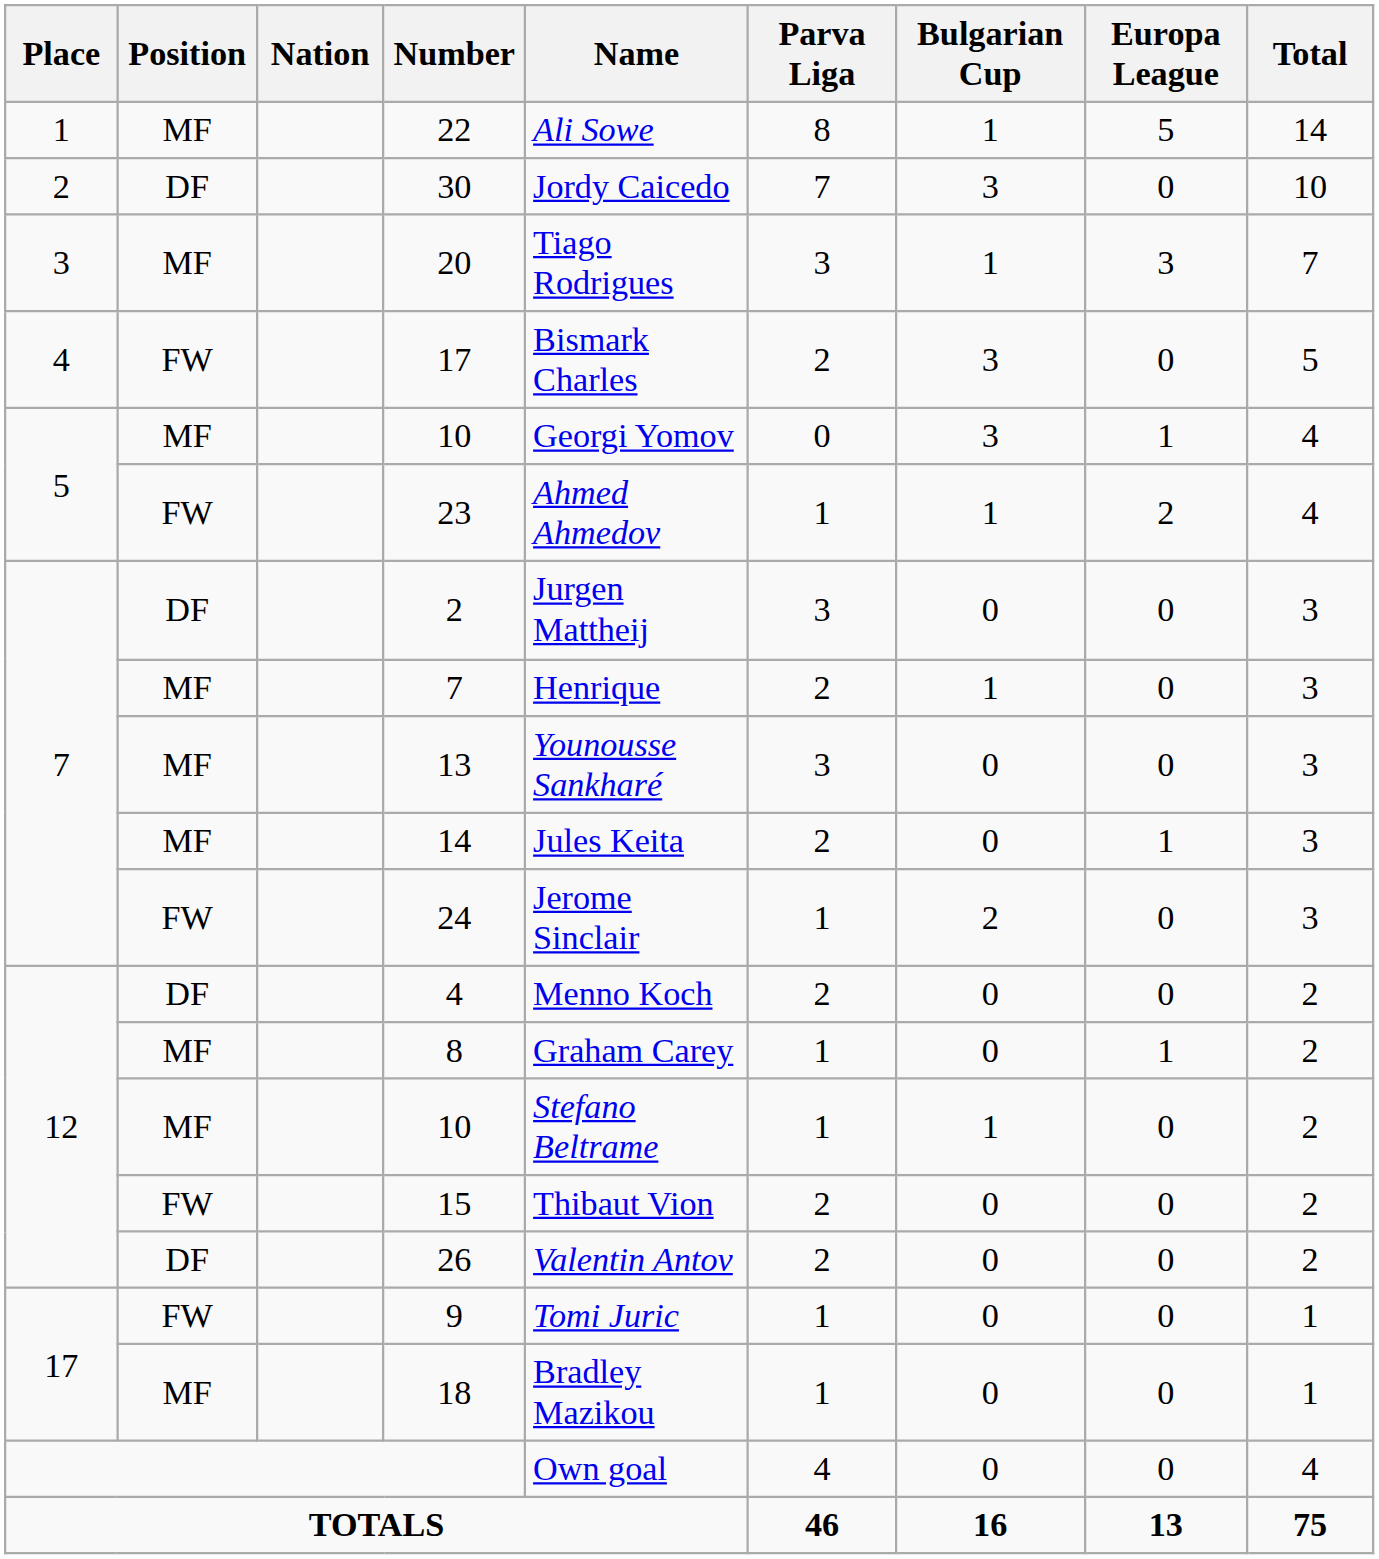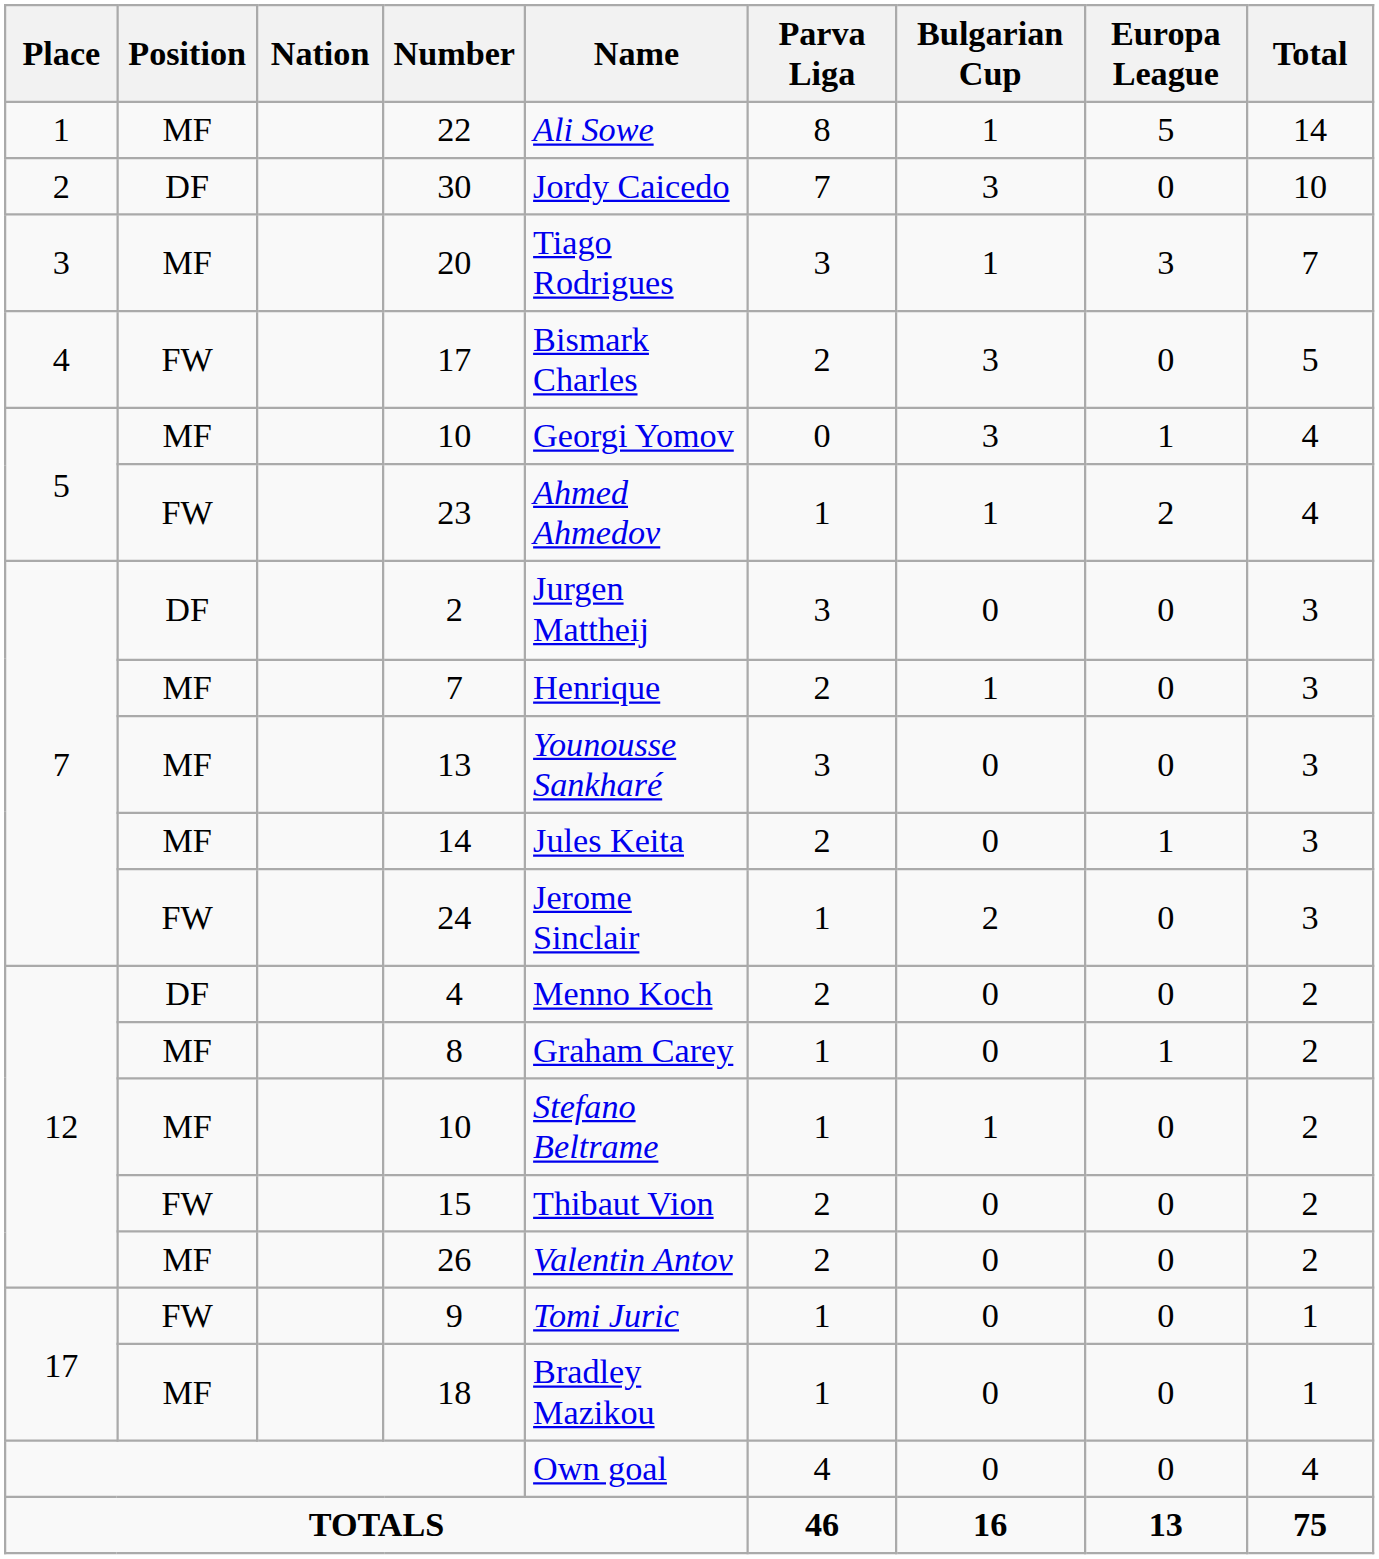(187, 1259) DF -> (187, 1259) MF
